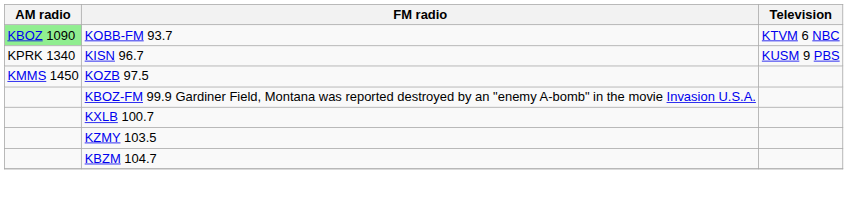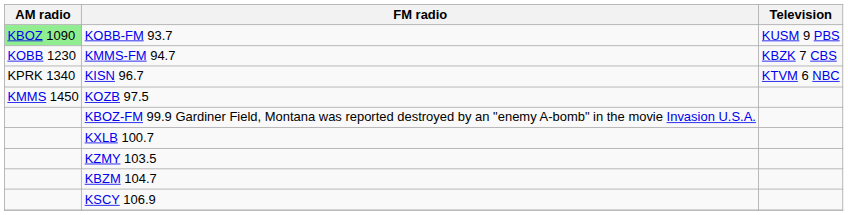(801, 35) KTVM 6 NBC -> (801, 35) KUSM 9 PBS
+ row: (130, 55)
(801, 55) KUSM 9 PBS -> (801, 76) KTVM 6 NBC
+ row: (120, 199)
